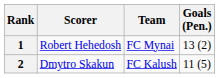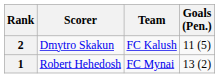rows swapped: (21, 45) <-> (21, 63)
